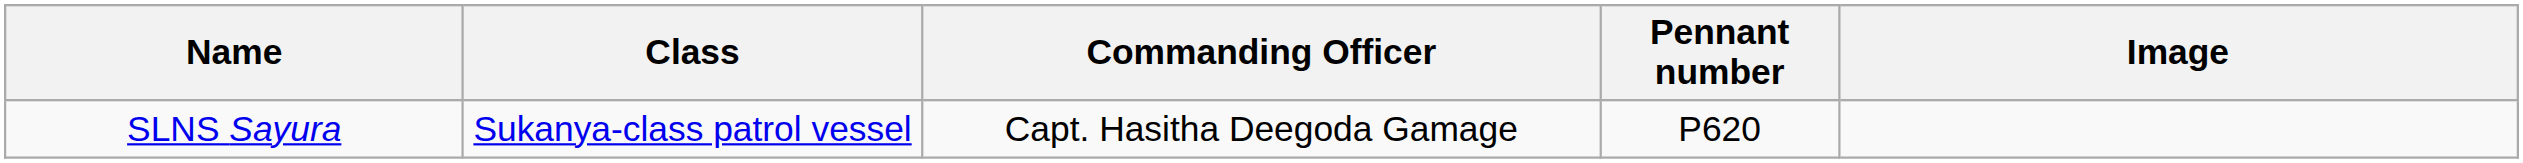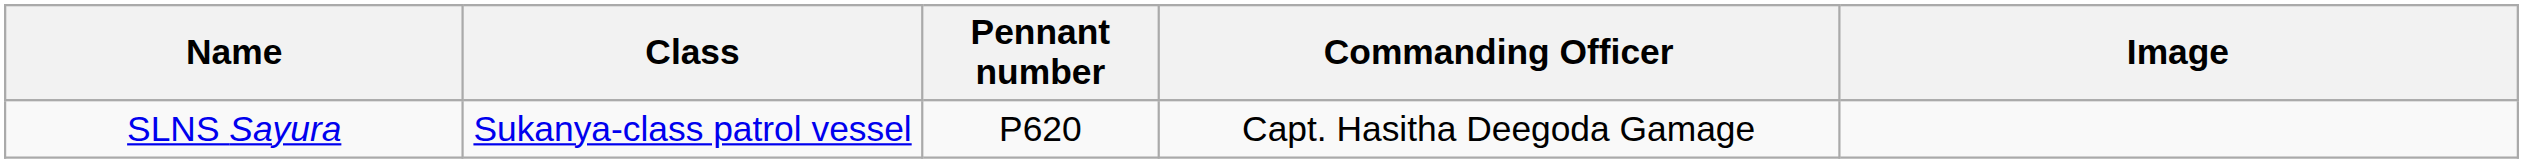columns swapped: (1720, 52) <-> (1261, 52)
